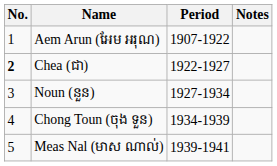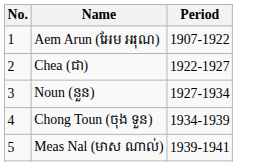- column: (252, 15)
(11, 66) bold -> (11, 66) normal
